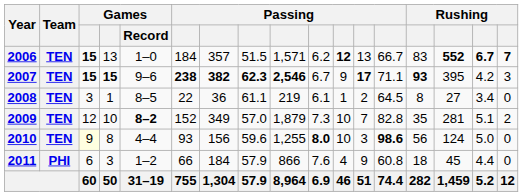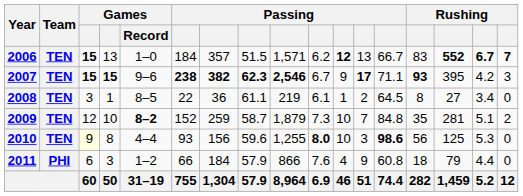(219, 118) 349 -> (219, 118) 259
(254, 118) 57.0 -> (254, 118) 58.7
(390, 118) 82.8 -> (390, 118) 84.8
(453, 139) 124 -> (453, 139) 125
(485, 139) 5.0 -> (485, 139) 5.3
(453, 160) 45 -> (453, 160) 79
